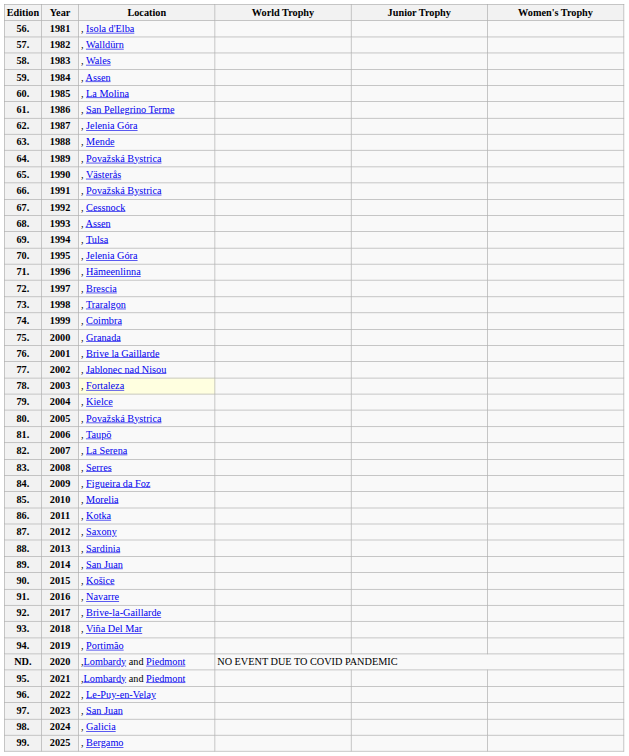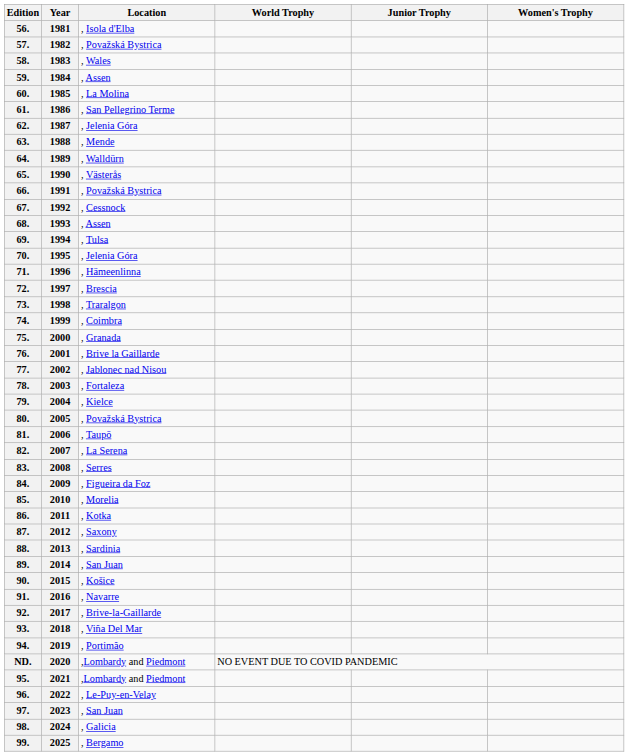(102, 45) , Walldürn -> (121, 45) , Považská Bystrica
(121, 158) , Považská Bystrica -> (102, 158) , Walldürn
(103, 386) lightyellow background -> (103, 386) no background
